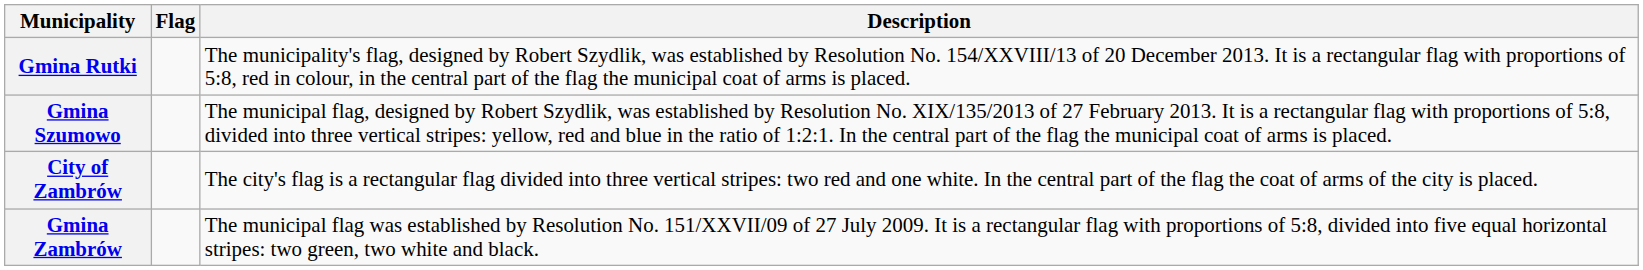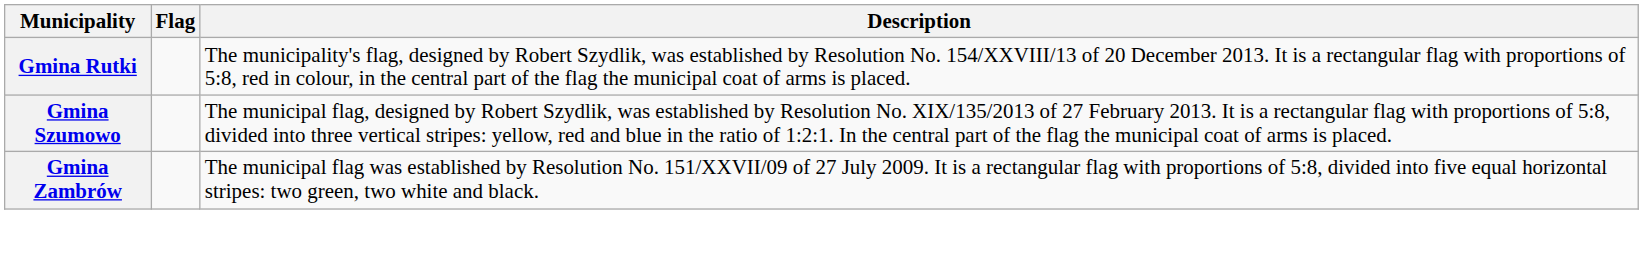- row: (78, 179)
